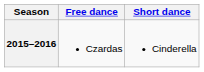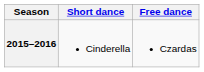columns swapped: (162, 12) <-> (92, 12)
